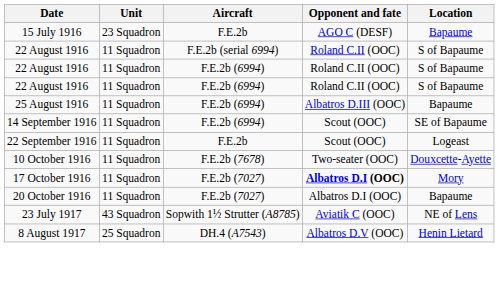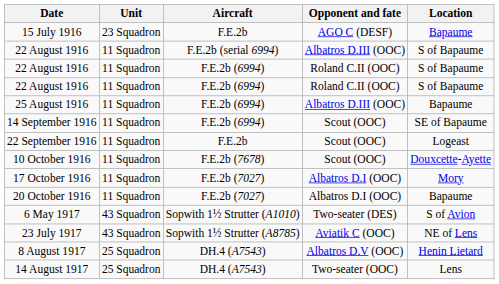(355, 50) Roland C.II (OOC) -> (355, 50) Albatros D.III (OOC)
(355, 159) Two-seater (OOC) -> (355, 159) Scout (OOC)
(355, 178) bold -> (355, 178) normal
+ row: (52, 214)
+ row: (52, 269)
